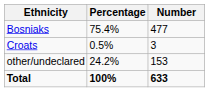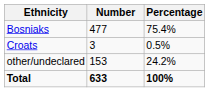columns swapped: (176, 12) <-> (118, 12)
